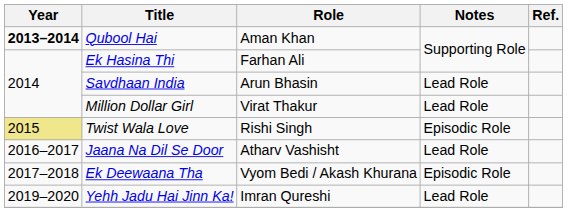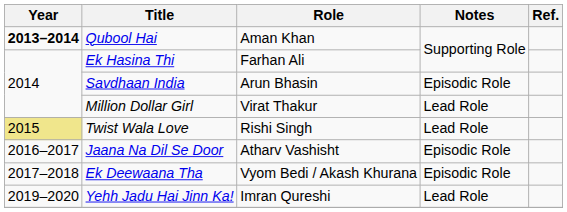(456, 83) Lead Role -> (467, 83) Episodic Role
(467, 128) Episodic Role -> (456, 128) Lead Role
(456, 151) Lead Role -> (467, 151) Episodic Role
